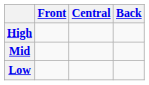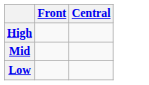- column: (129, 13)
